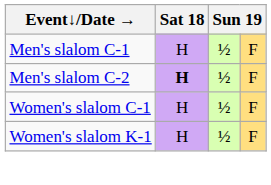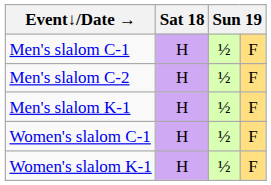(182, 78) bold -> (182, 78) normal
+ row: (70, 107)
